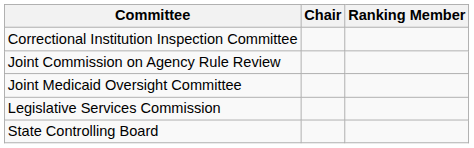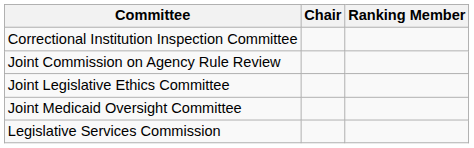+ row: (119, 85)
- row: (83, 131)
